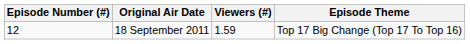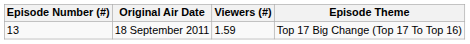(13, 30) 12 -> (13, 30) 13
